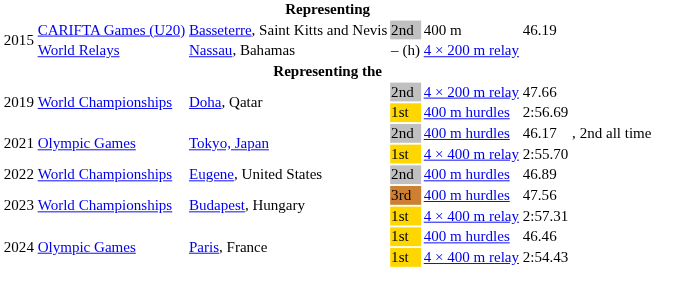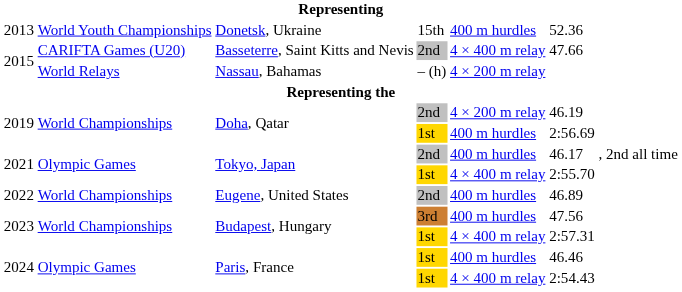+ row: (268, 29)
(443, 29) 400 m -> (498, 50) 4 × 400 m relay
(540, 29) 46.19 -> (566, 50) 47.66
(540, 92) 47.66 -> (566, 112) 46.19
